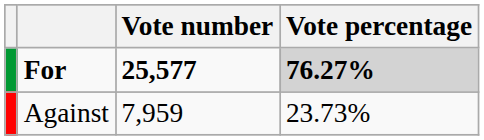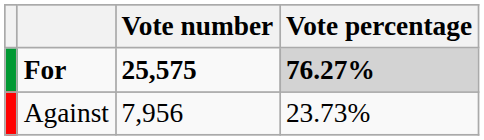(159, 69) 25,577 -> (159, 69) 25,575
(152, 112) 7,959 -> (152, 112) 7,956
